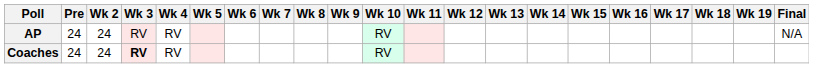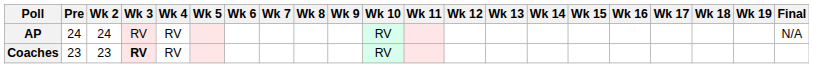(74, 53) 24 -> (74, 53) 23
(104, 53) 24 -> (104, 53) 23
